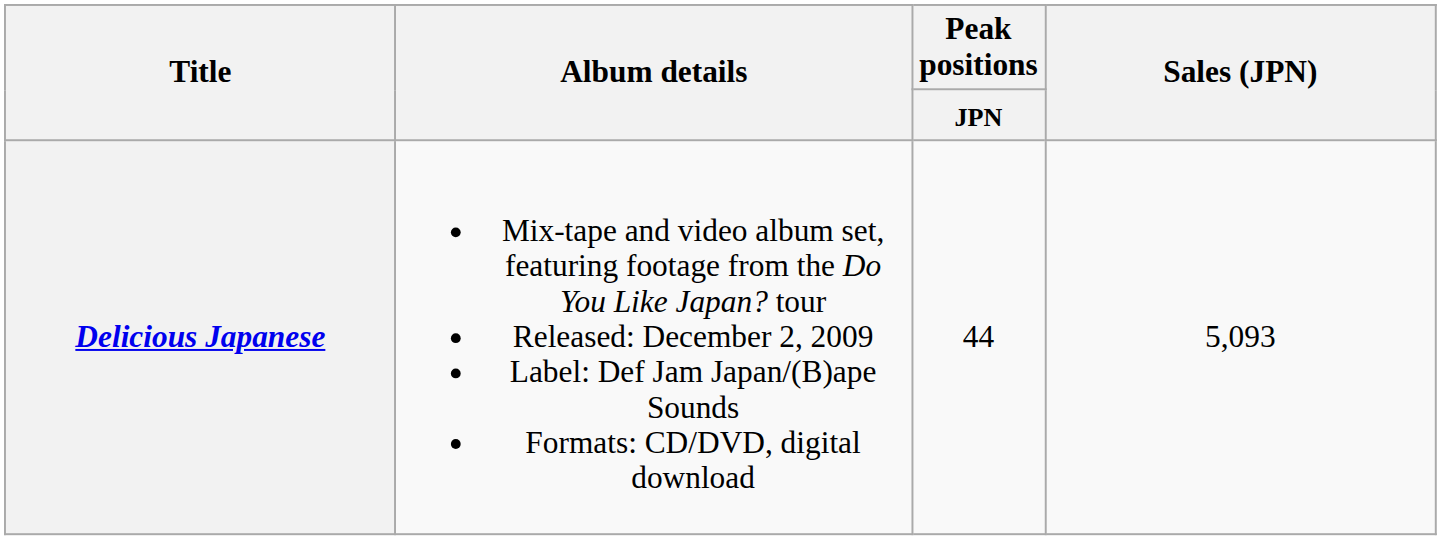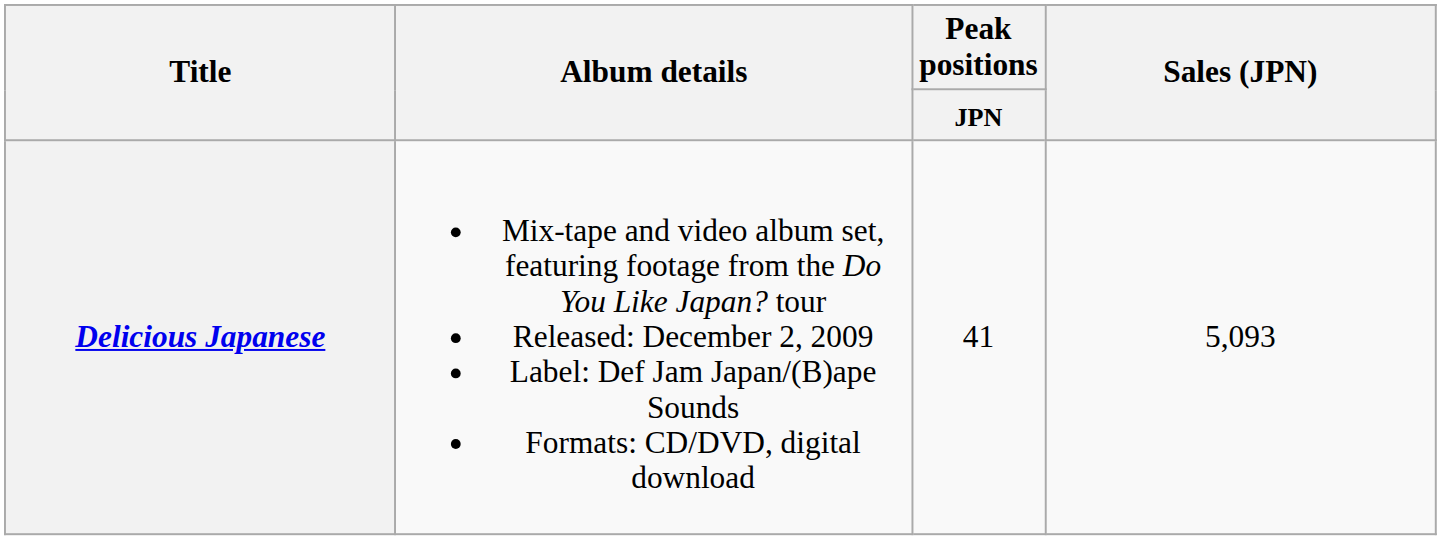(978, 336) 44 -> (978, 336) 41
